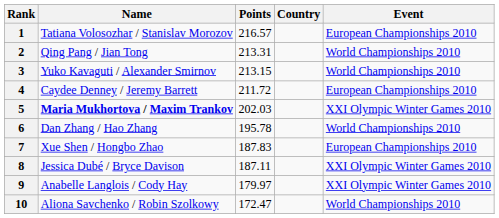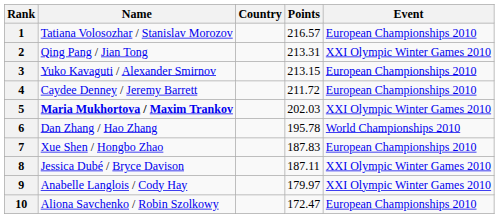columns swapped: (299, 14) <-> (255, 14)
(393, 52) World Championships 2010 -> (408, 52) XXI Olympic Winter Games 2010
(393, 71) World Championships 2010 -> (401, 71) European Championships 2010
(393, 204) World Championships 2010 -> (401, 204) European Championships 2010
